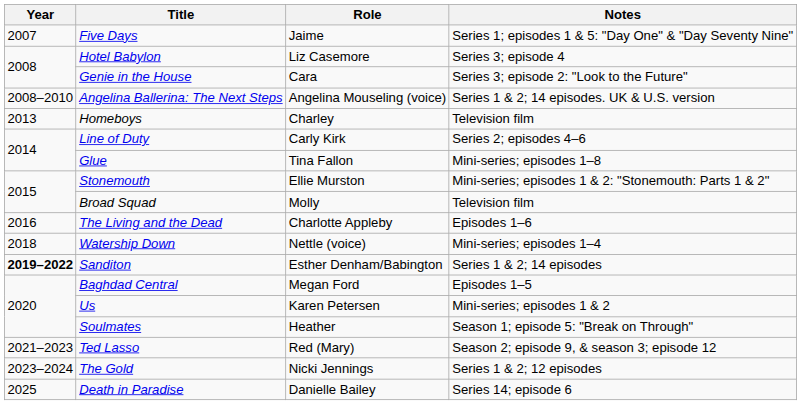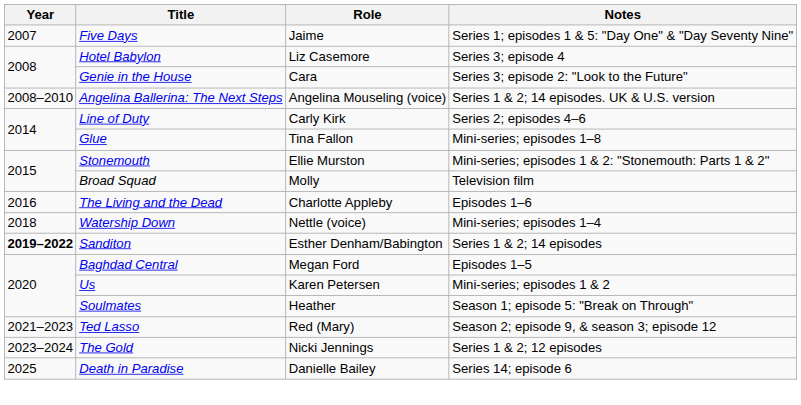- row: (111, 118)
